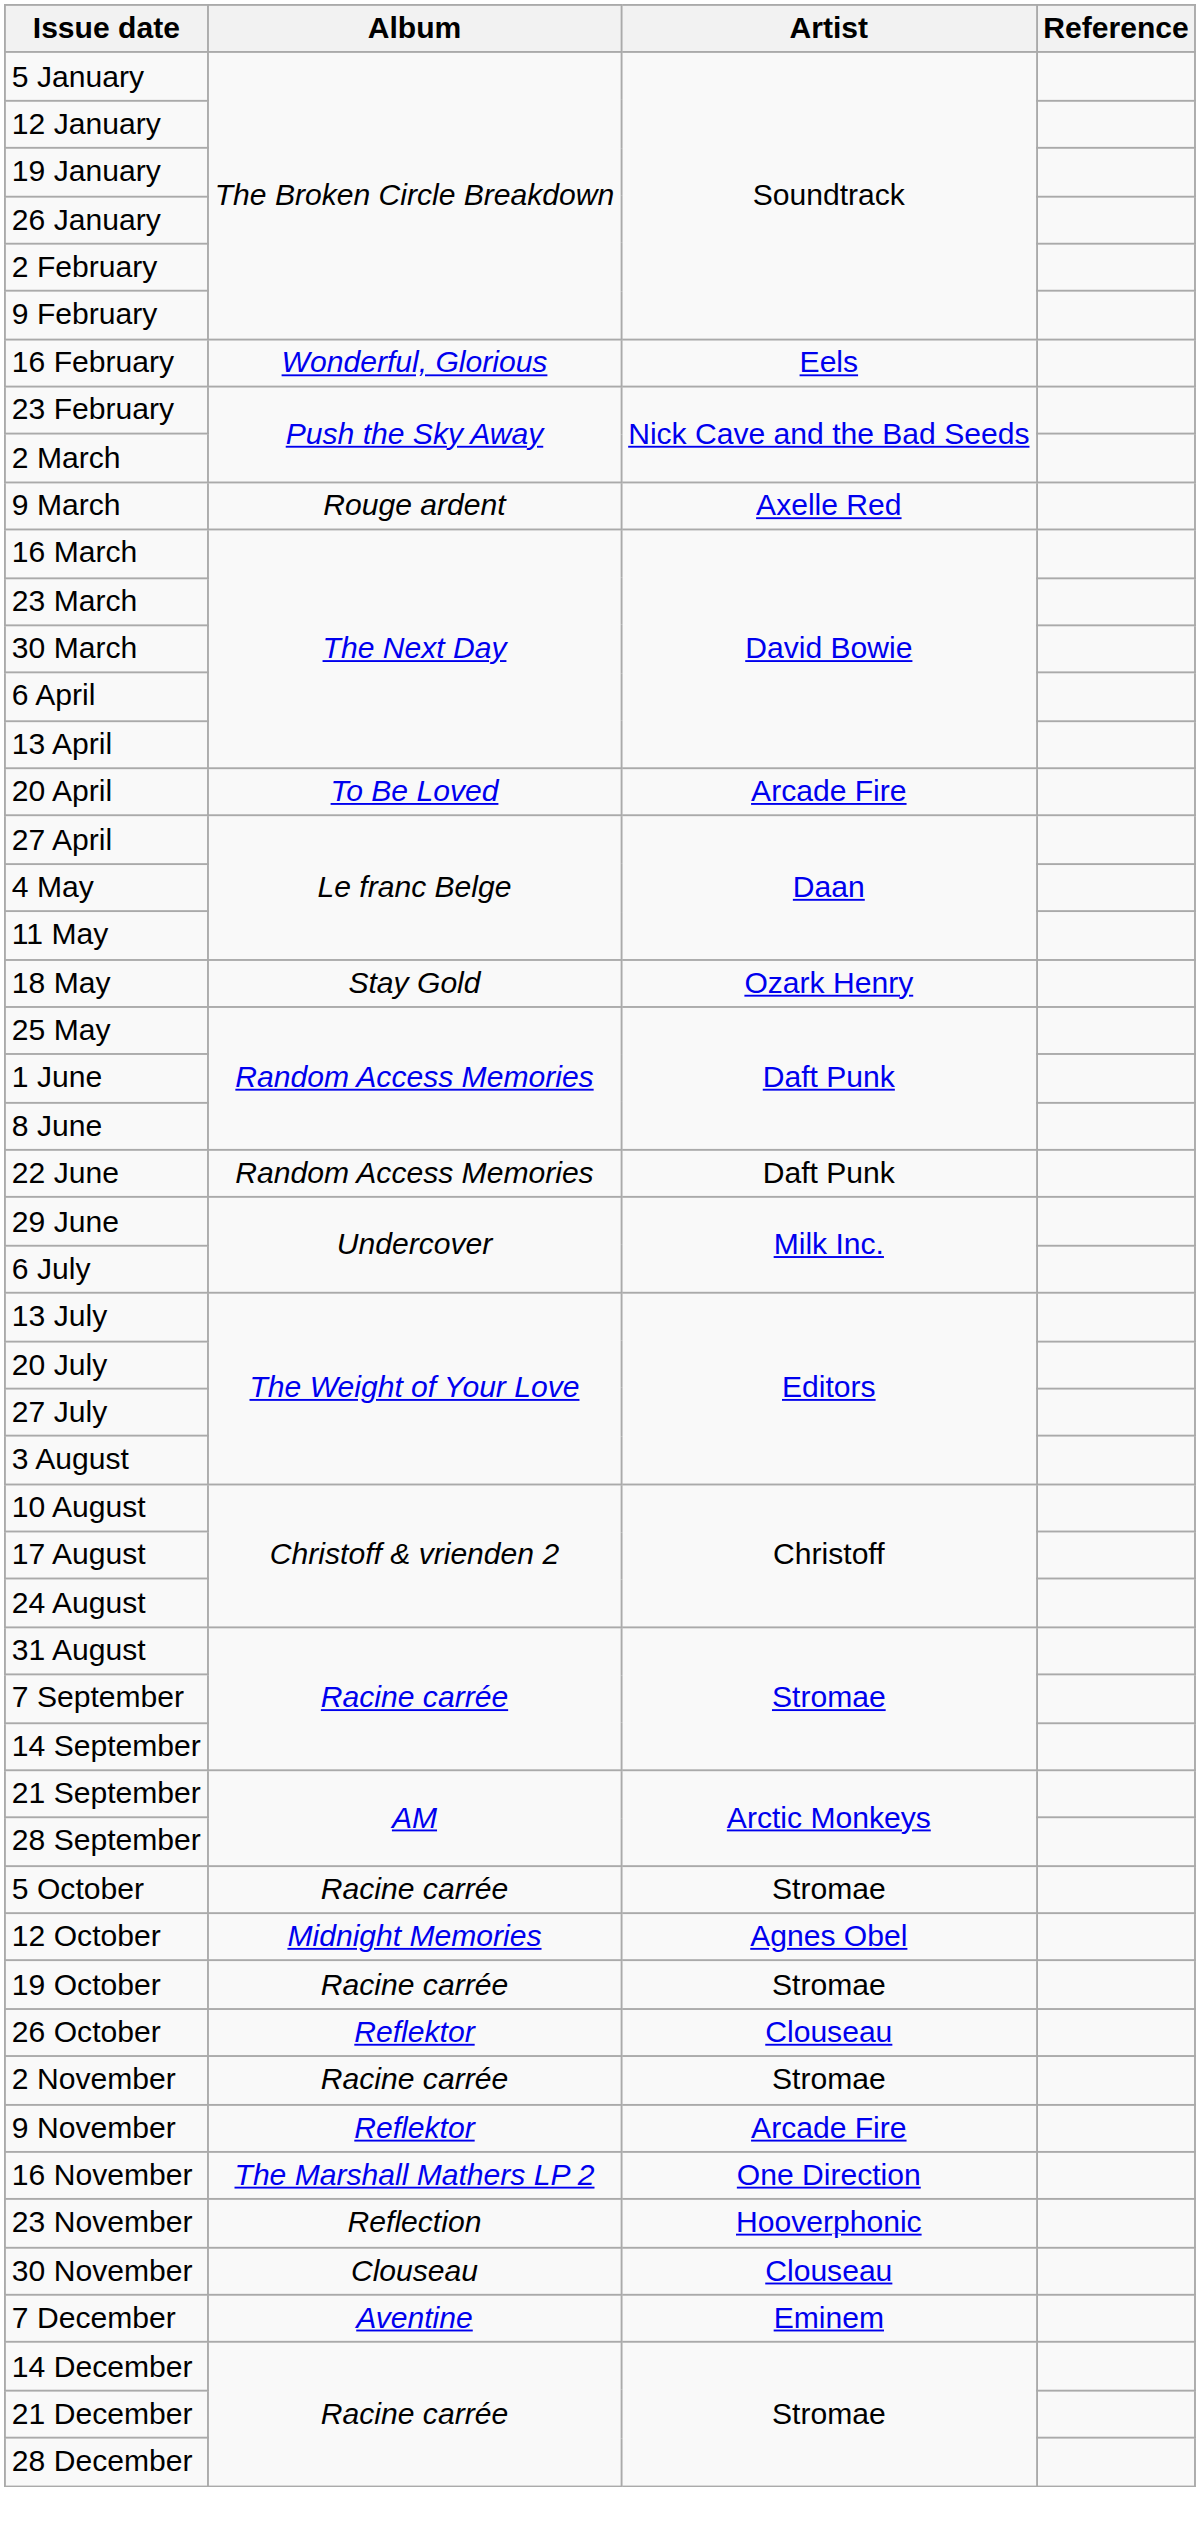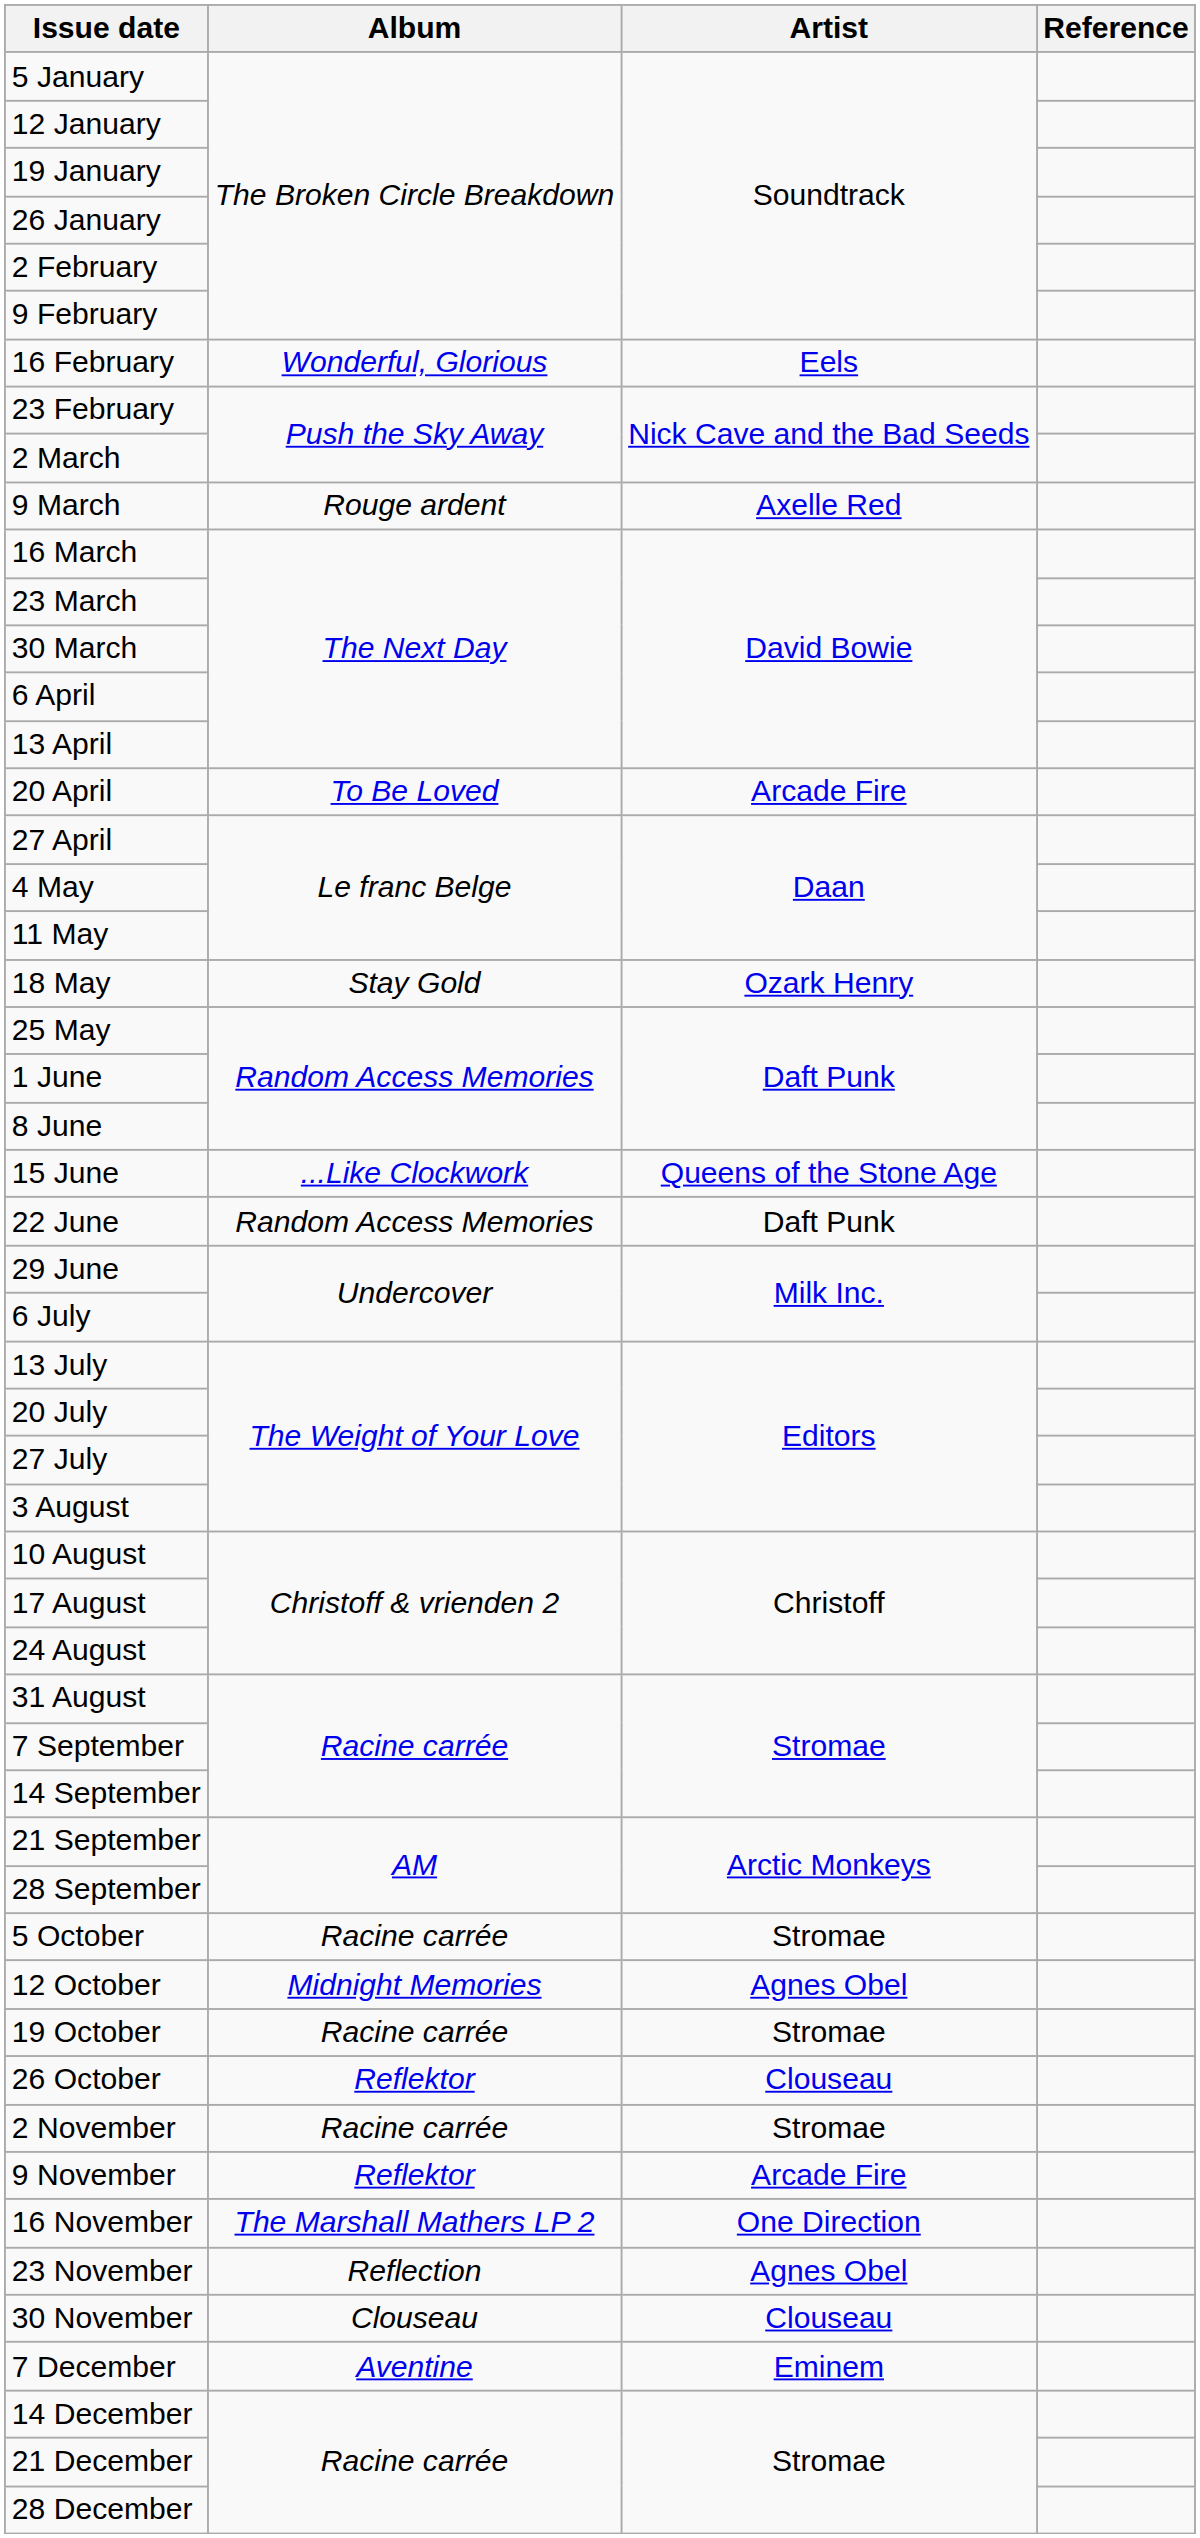+ row: (65, 1173)
(829, 2222) Hooverphonic -> (829, 2270) Agnes Obel
